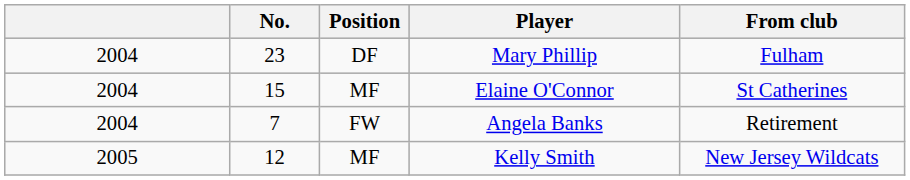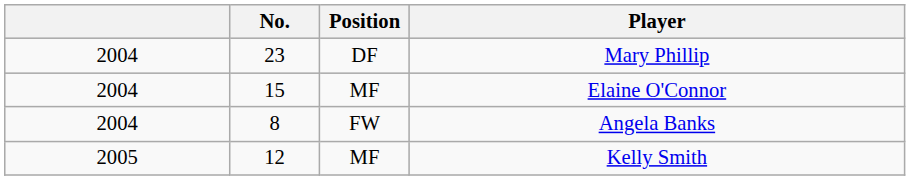- column: (792, 21)
(275, 123) 7 -> (275, 123) 8
